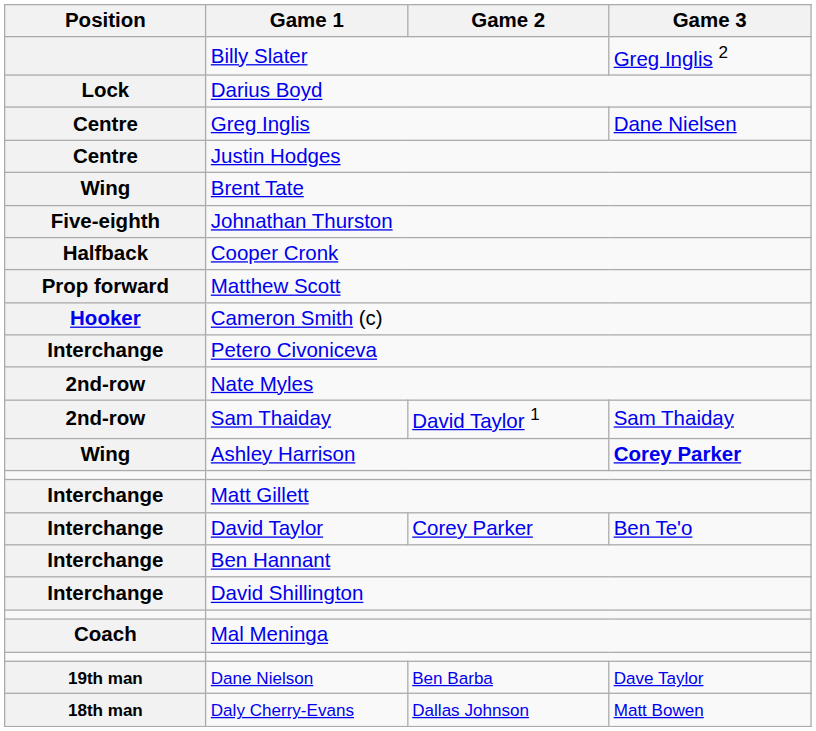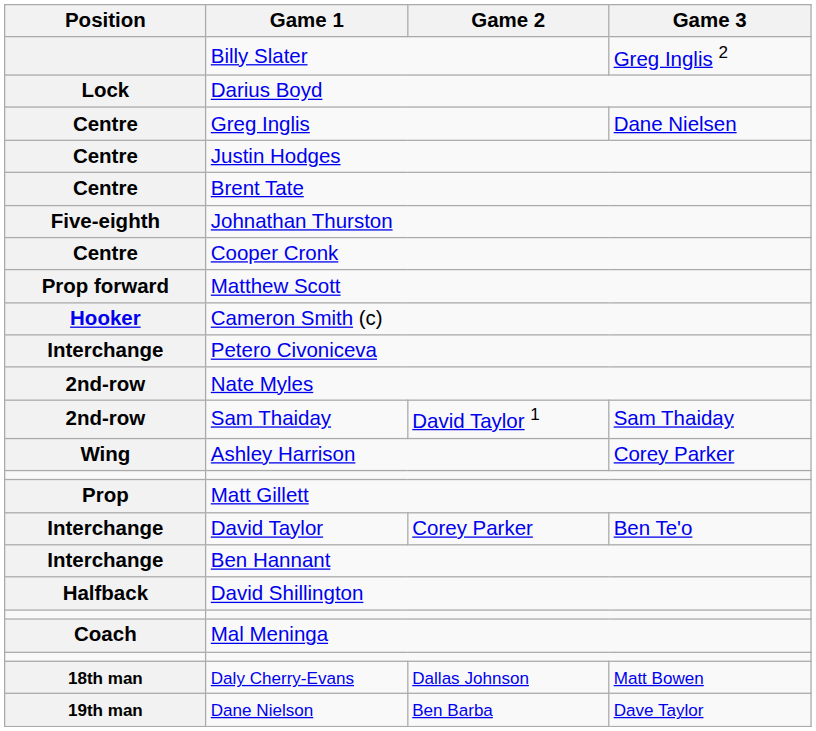(105, 188) Wing -> (105, 188) Centre
(105, 253) Halfback -> (105, 253) Centre
(677, 454) bold -> (674, 454) normal
(105, 495) Interchange -> (105, 495) Prop
(105, 593) Interchange -> (105, 593) Halfback
rows swapped: (282, 711) <-> (262, 678)
